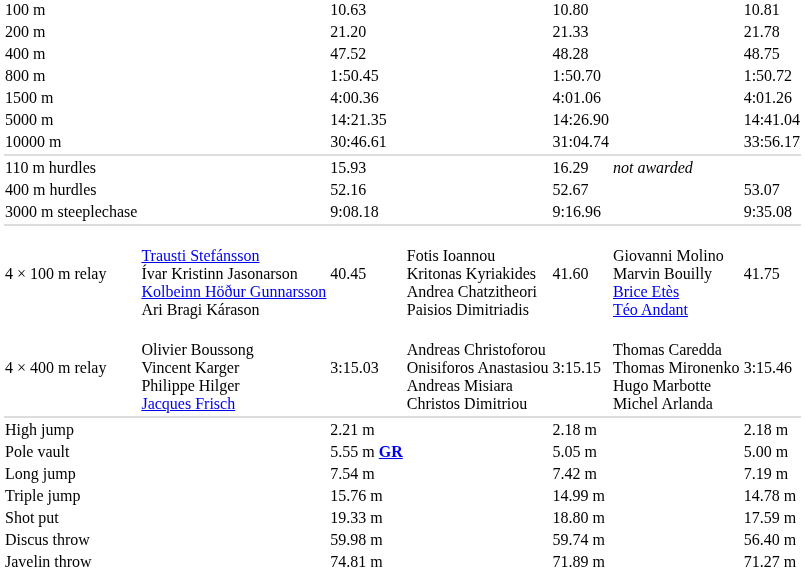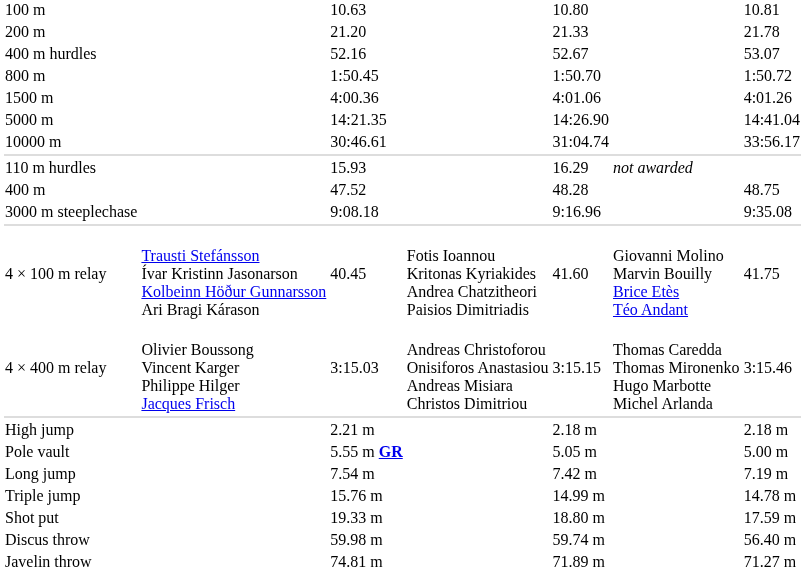rows swapped: (25, 54) <-> (51, 190)
